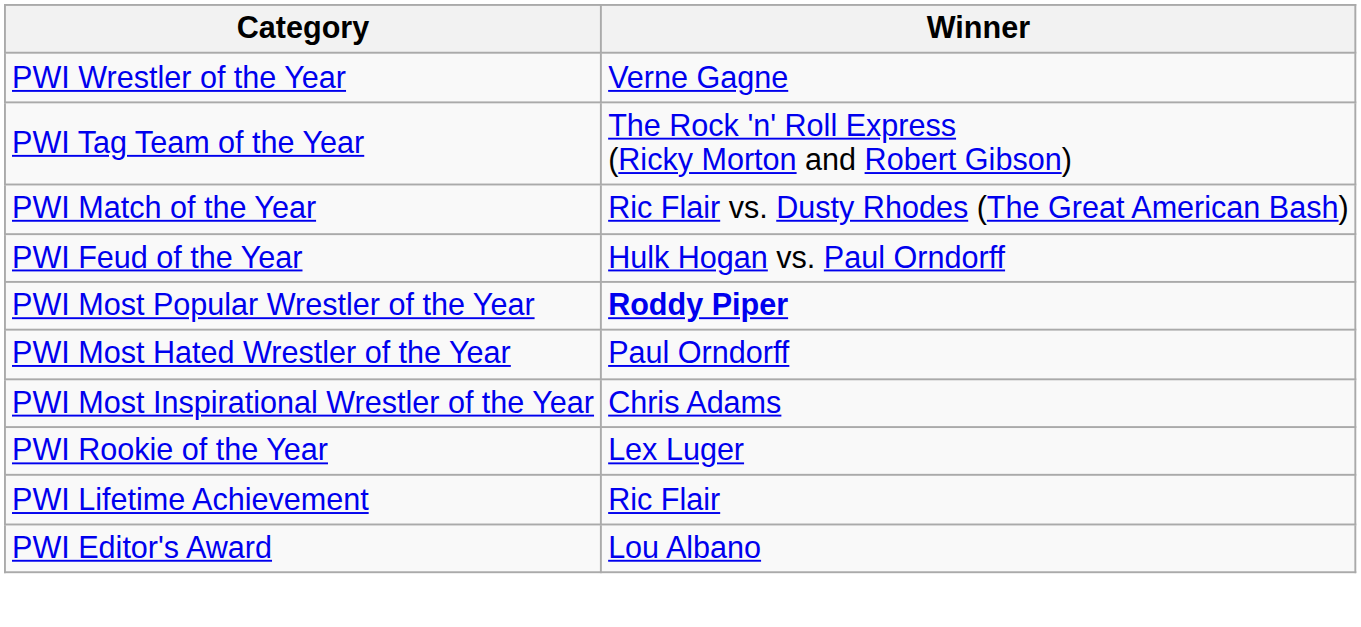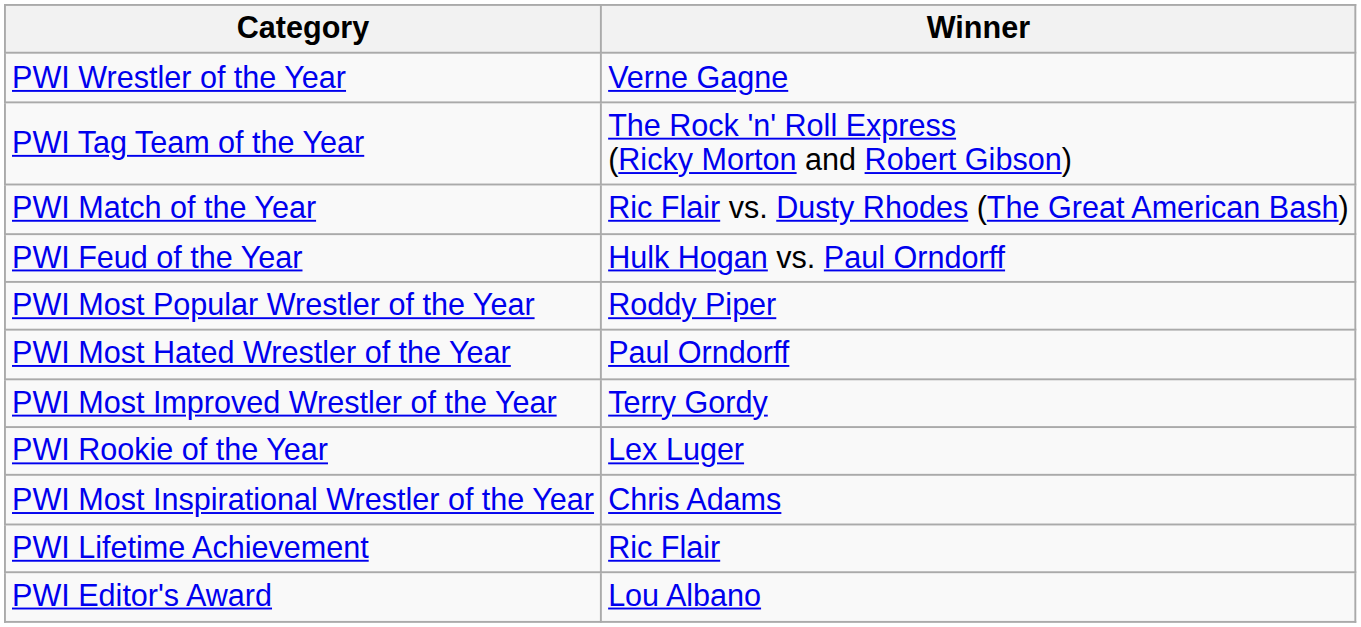(698, 305) bold -> (692, 305) normal
+ row: (284, 402)
rows swapped: (303, 402) <-> (170, 450)
